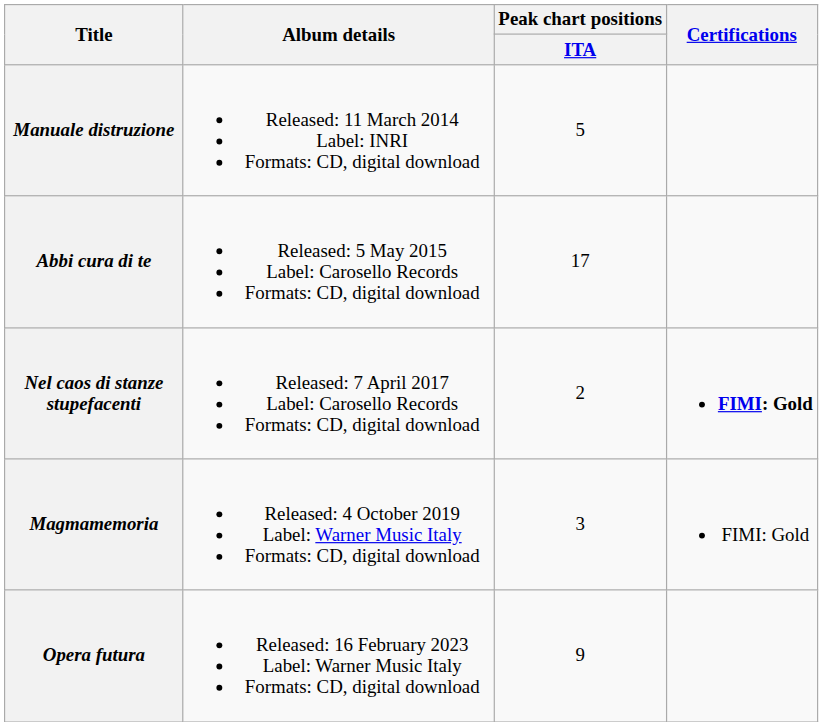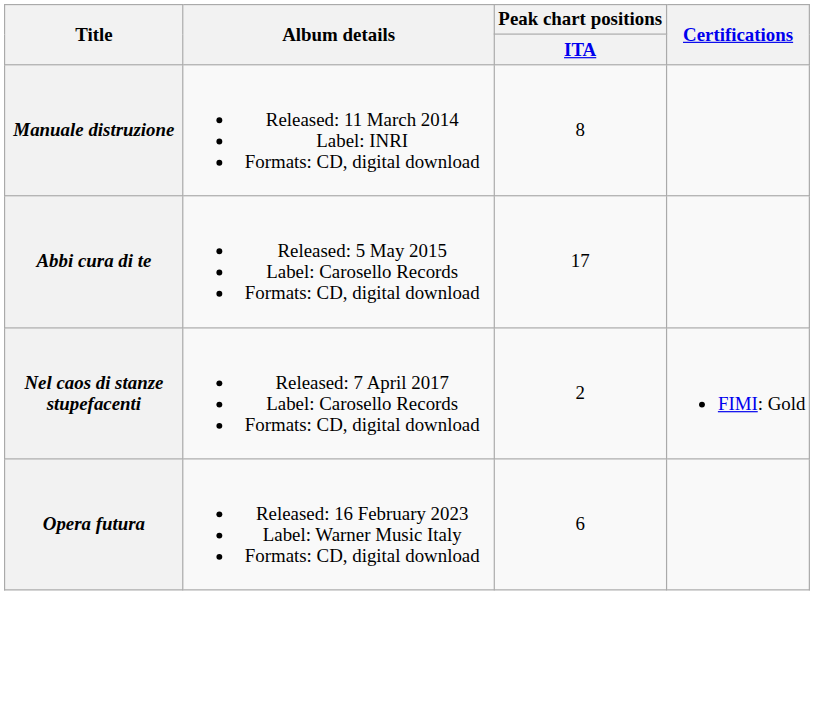(580, 130) 5 -> (580, 130) 8
(742, 404) bold -> (738, 404) normal
- row: (94, 524)
(580, 655) 9 -> (580, 524) 6
